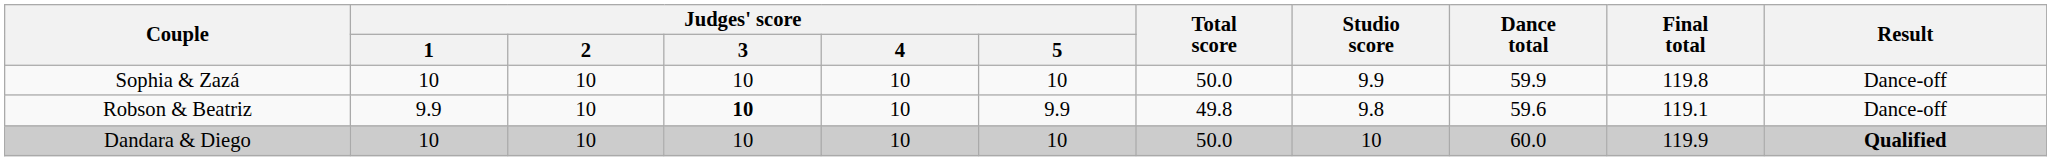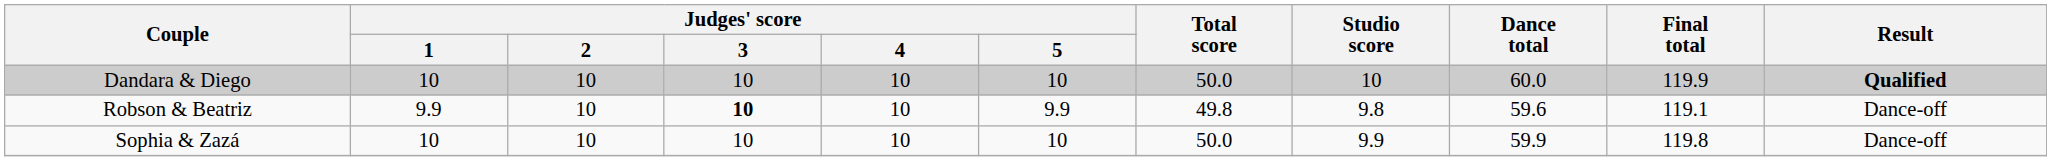rows swapped: (177, 79) <-> (177, 140)
